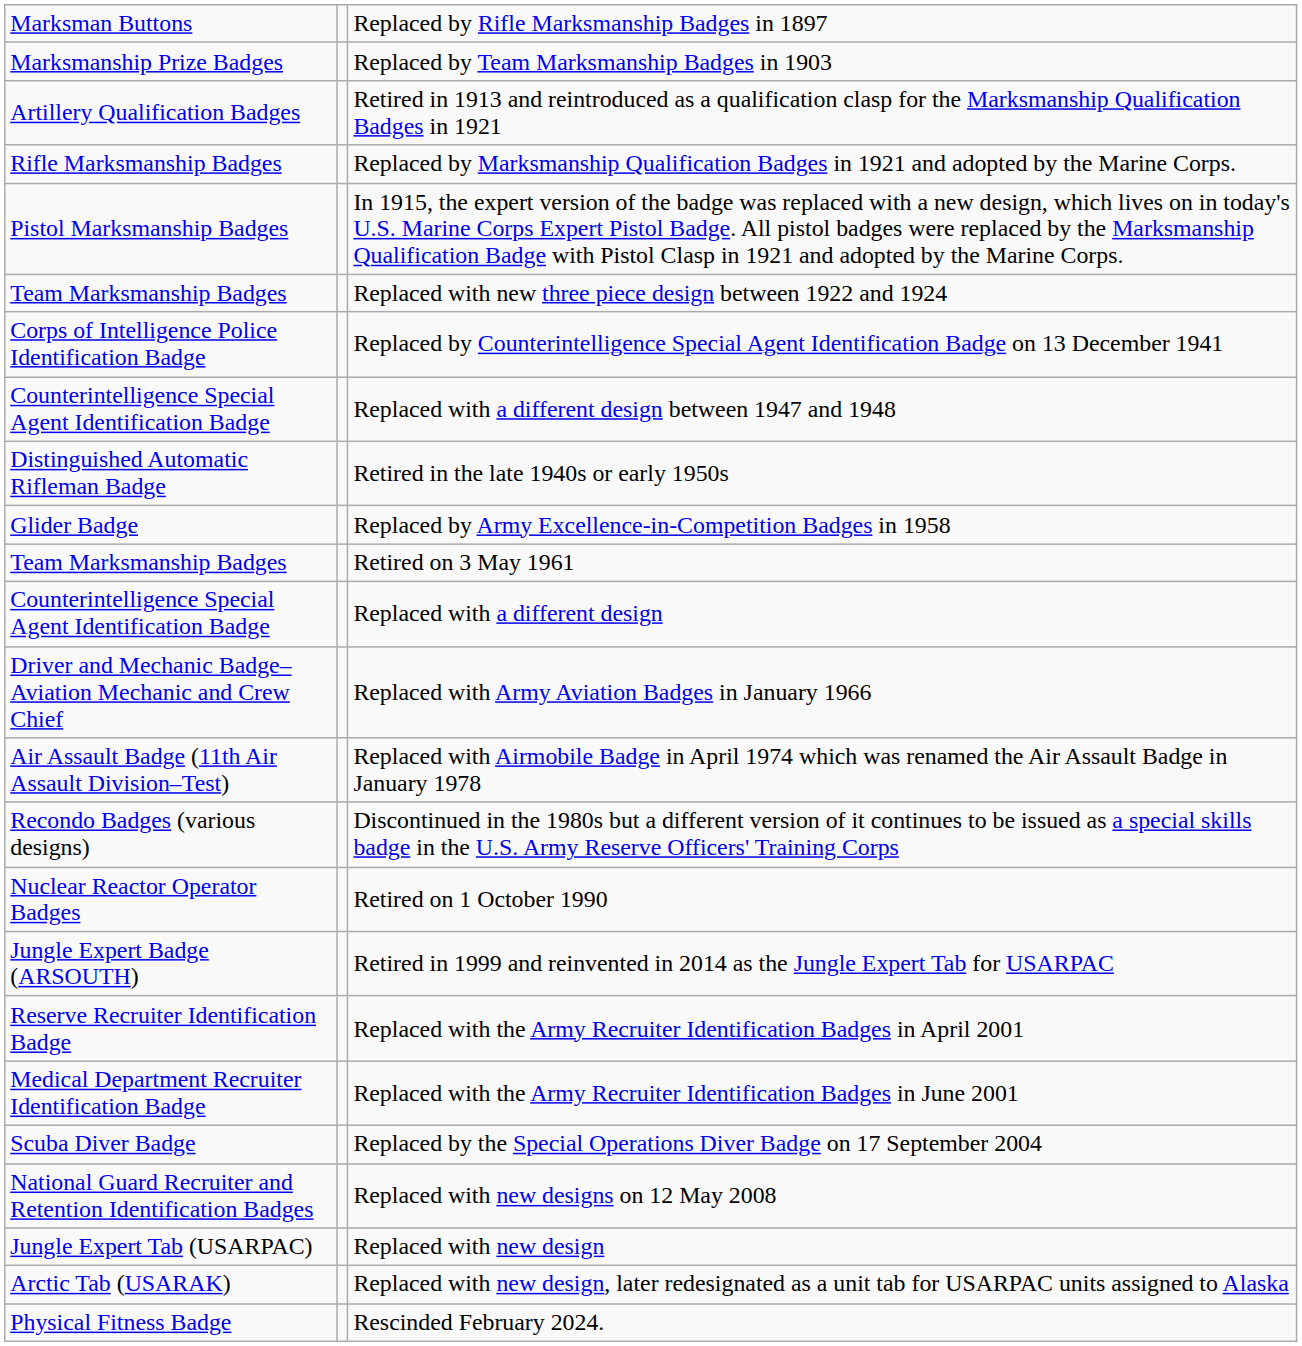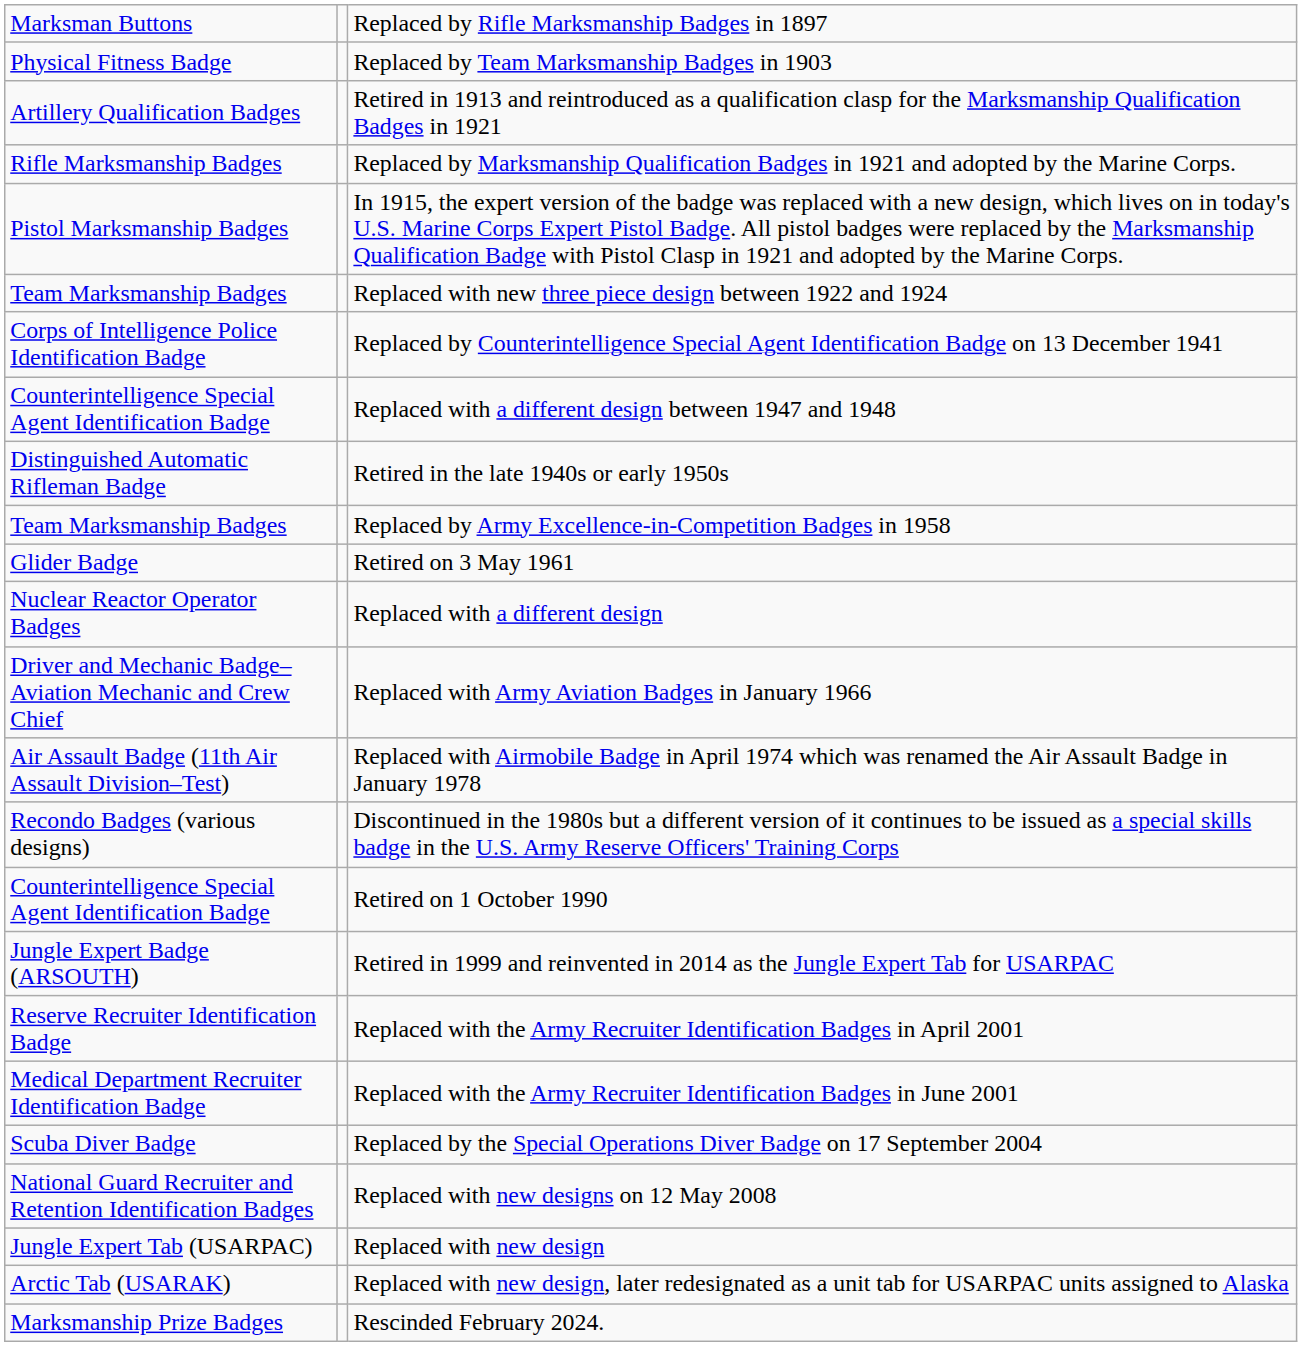(147, 61) Marksmanship Prize Badges -> (121, 61) Physical Fitness Badge
(74, 524) Glider Badge -> (148, 524) Team Marksmanship Badges
(148, 562) Team Marksmanship Badges -> (74, 562) Glider Badge
(142, 613) Counterintelligence Special Agent Identification Badge -> (133, 613) Nuclear Reactor Operator Badges
(133, 898) Nuclear Reactor Operator Badges -> (142, 898) Counterintelligence Special Agent Identification Badge
(121, 1322) Physical Fitness Badge -> (147, 1322) Marksmanship Prize Badges
